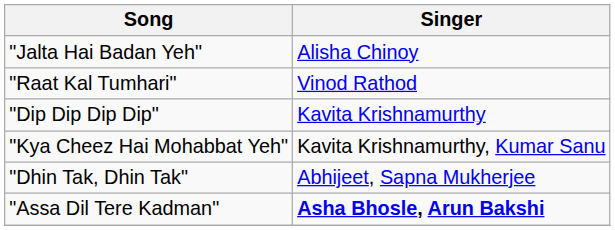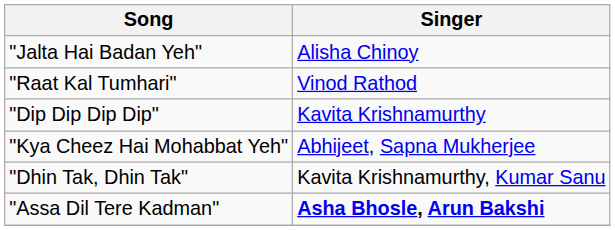(451, 146) Kavita Krishnamurthy, Kumar Sanu -> (416, 146) Abhijeet, Sapna Mukherjee
(416, 177) Abhijeet, Sapna Mukherjee -> (451, 177) Kavita Krishnamurthy, Kumar Sanu
